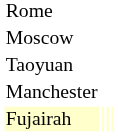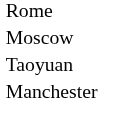- row: (38, 118)
